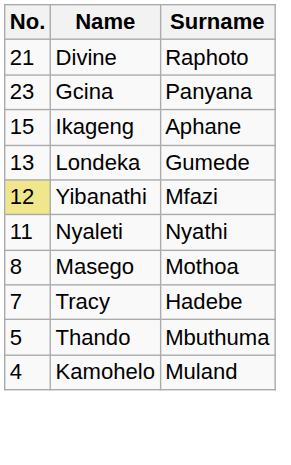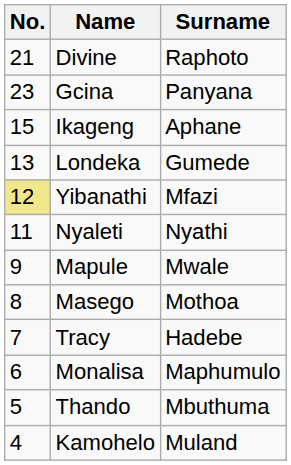+ row: (92, 267)
+ row: (100, 372)
